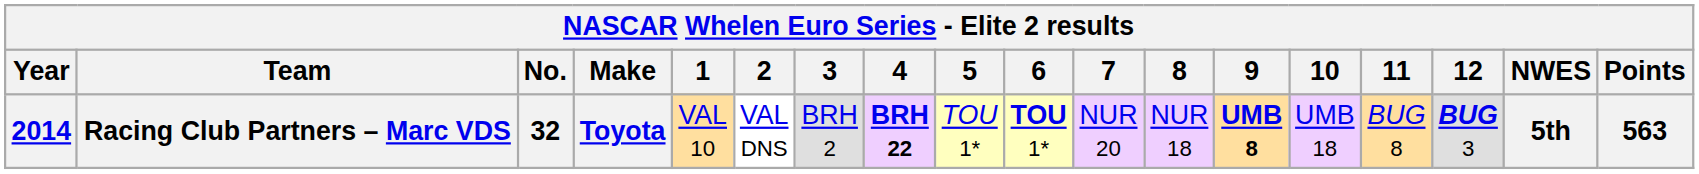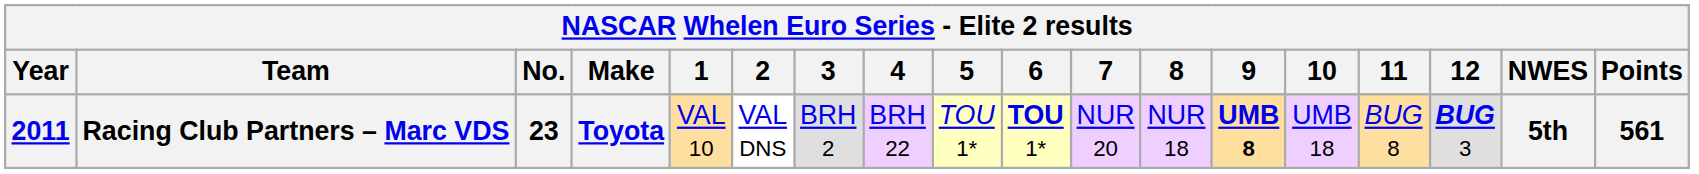(41, 131) 2014 -> (41, 131) 2011
(545, 131) 32 -> (544, 131) 23
(900, 131) bold -> (898, 130) normal
(1645, 131) 563 -> (1642, 131) 561
